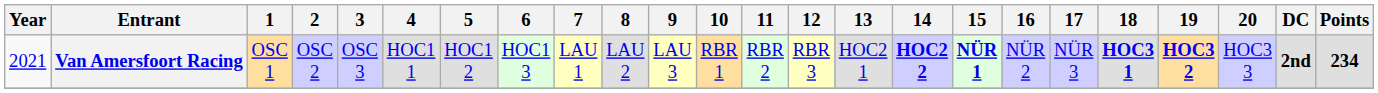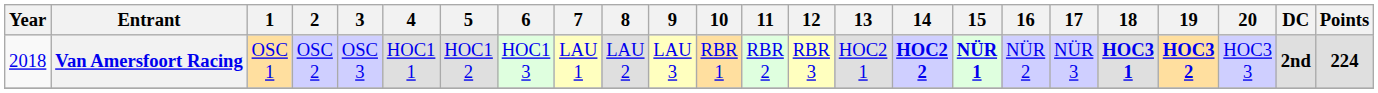(28, 61) 2021 -> (28, 61) 2018
(1344, 61) 234 -> (1344, 61) 224
